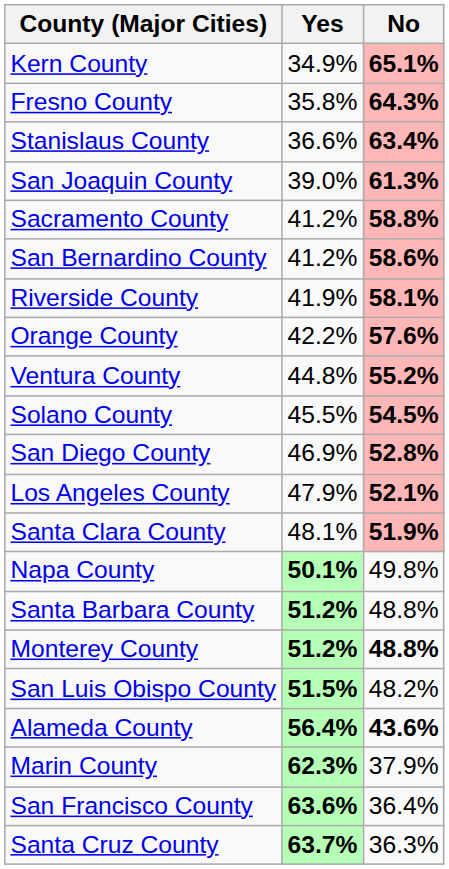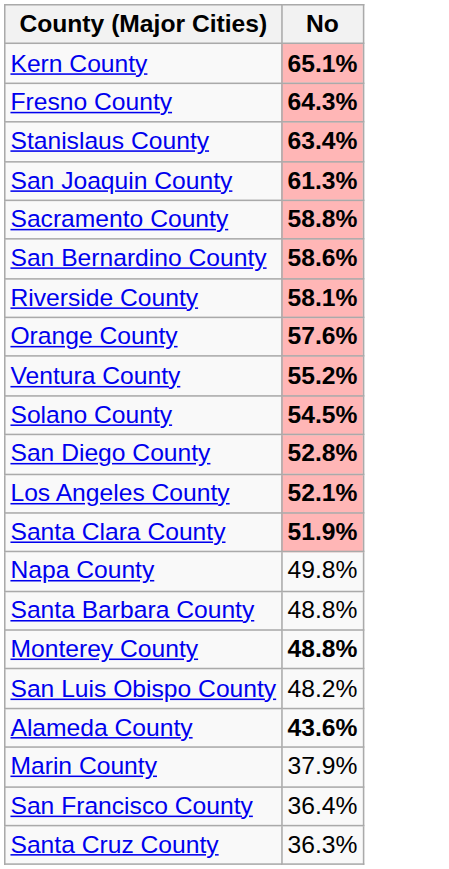- column: (322, 24)
